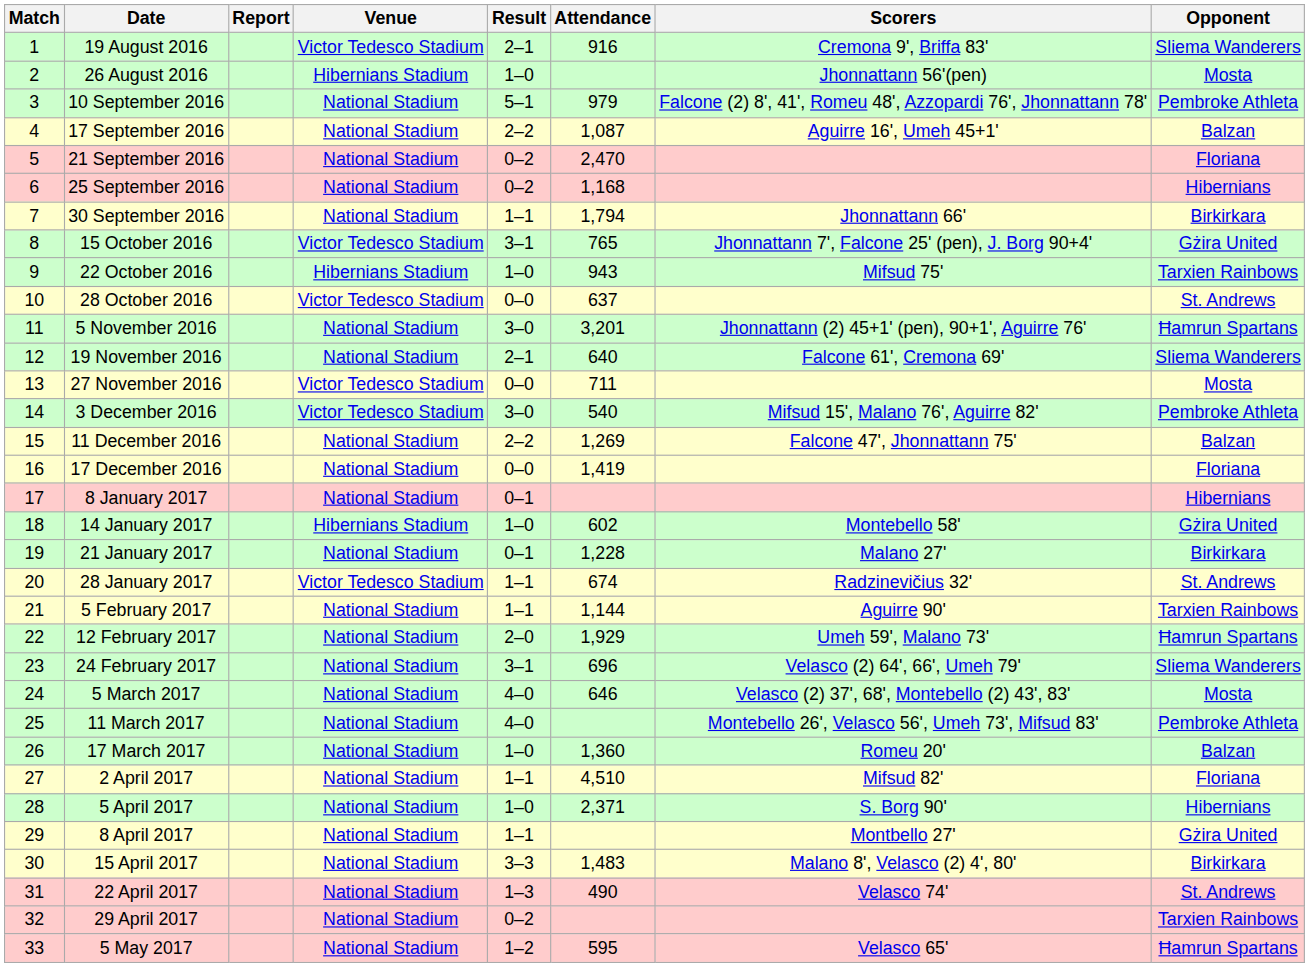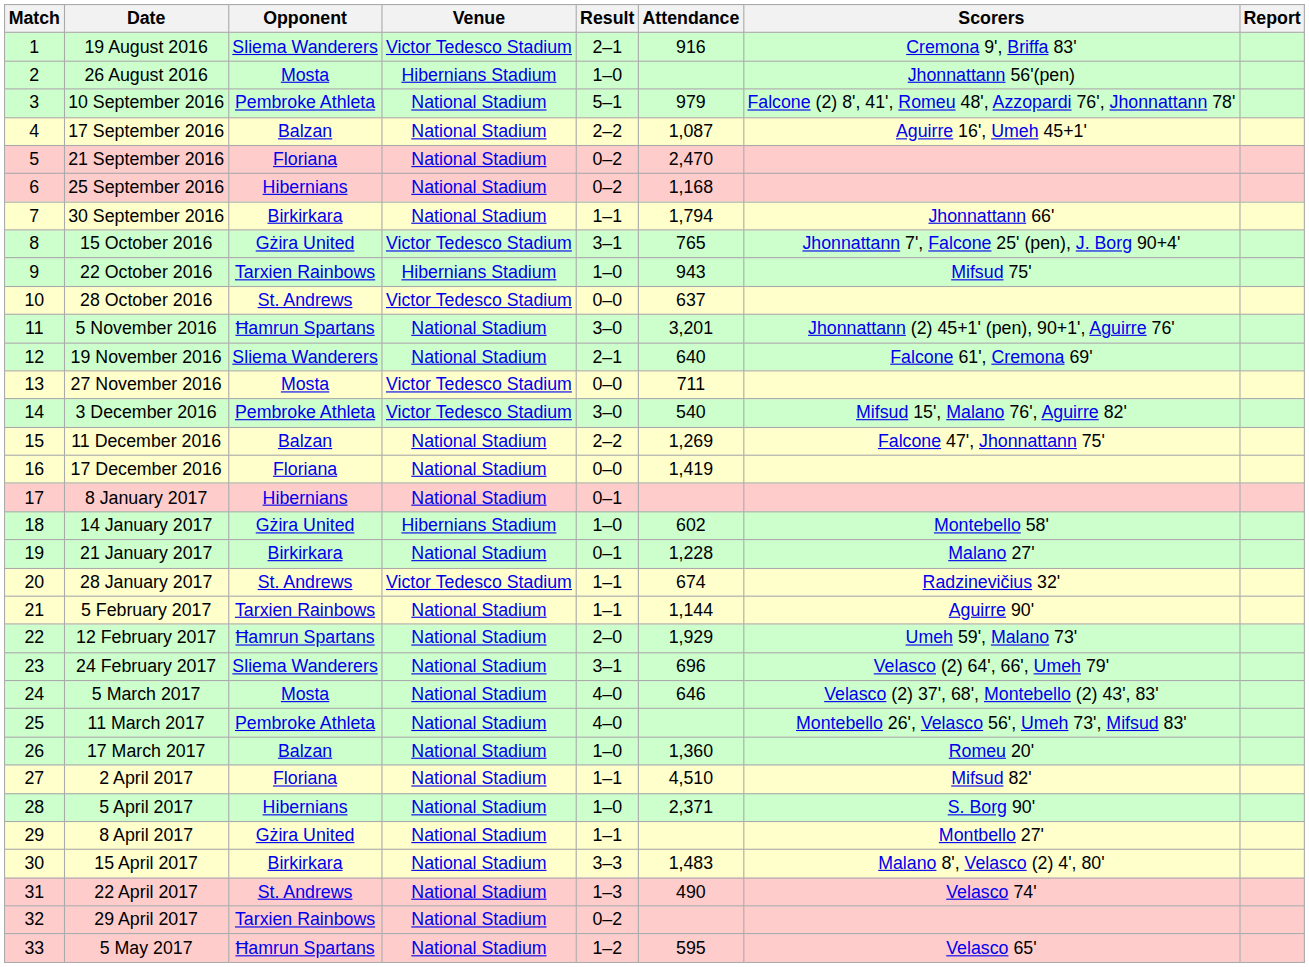columns swapped: (1228, 18) <-> (261, 18)
